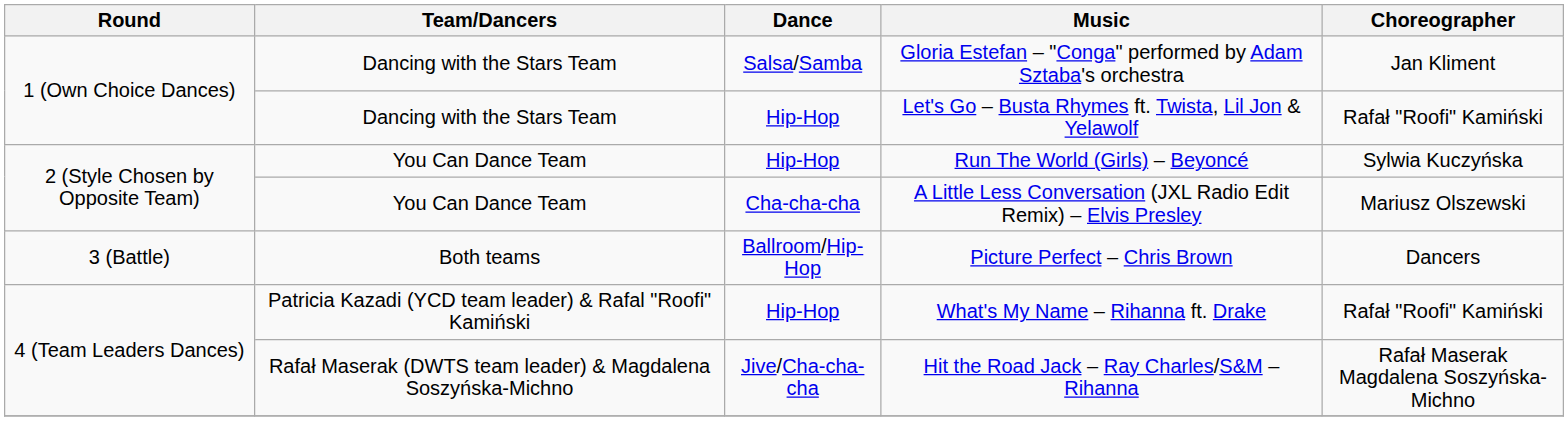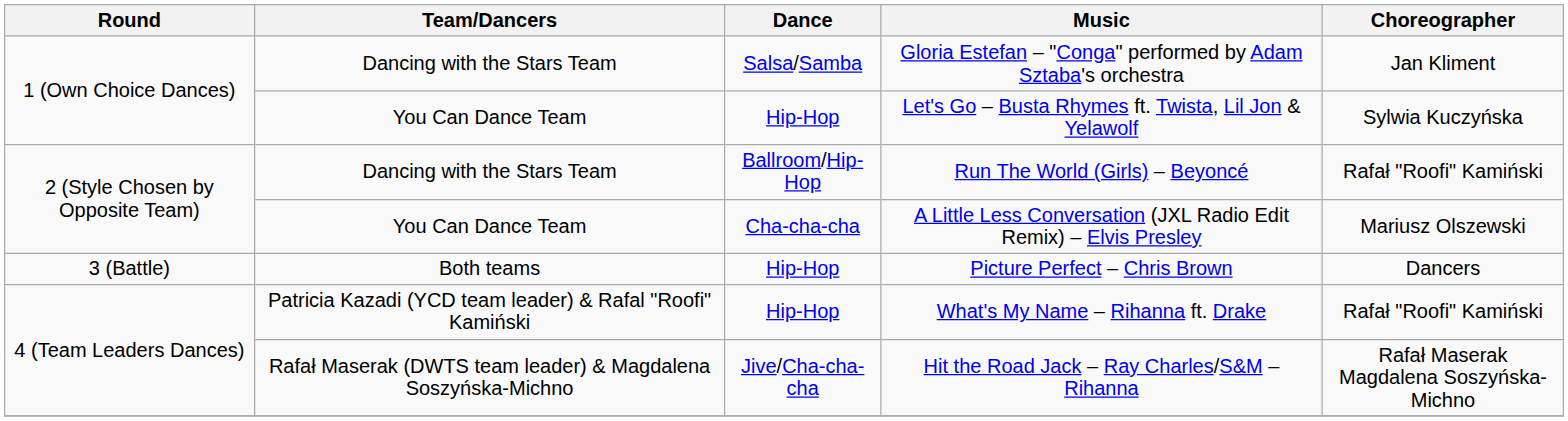(490, 117) Dancing with the Stars Team -> (490, 117) You Can Dance Team
(1443, 117) Rafał "Roofi" Kamiński -> (1443, 117) Sylwia Kuczyńska
(490, 160) You Can Dance Team -> (490, 171) Dancing with the Stars Team
(803, 160) Hip-Hop -> (803, 171) Ballroom/Hip-Hop
(1443, 160) Sylwia Kuczyńska -> (1443, 171) Rafał "Roofi" Kamiński
(803, 257) Ballroom/Hip-Hop -> (803, 268) Hip-Hop
